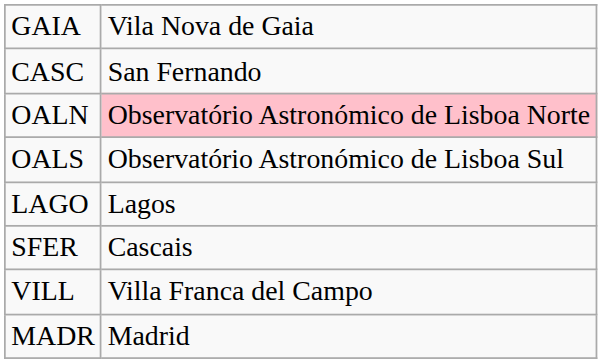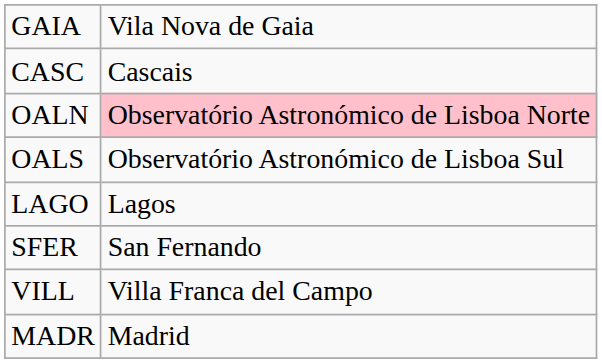(185, 70) San Fernando -> (150, 70) Cascais
(150, 247) Cascais -> (185, 247) San Fernando
